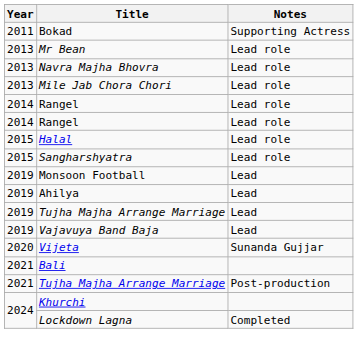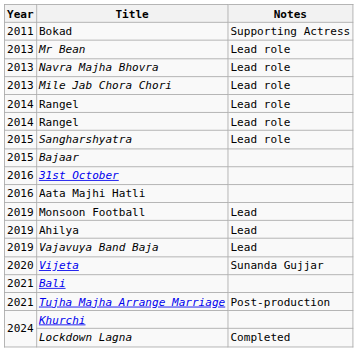- row: (20, 139)
+ row: (20, 158)
+ row: (20, 176)
+ row: (20, 194)
- row: (20, 212)
